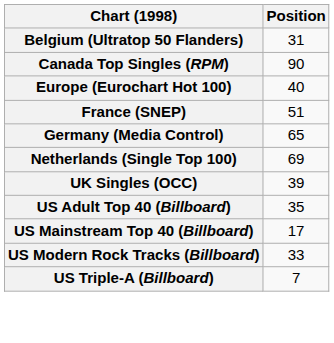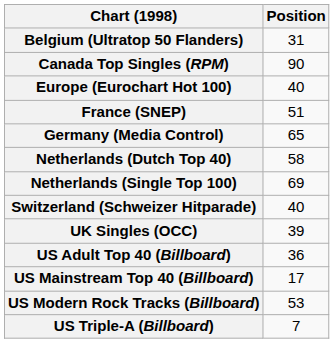+ row: (134, 159)
+ row: (134, 207)
(296, 207) 35 -> (296, 254) 36
(296, 254) 33 -> (296, 302) 53
